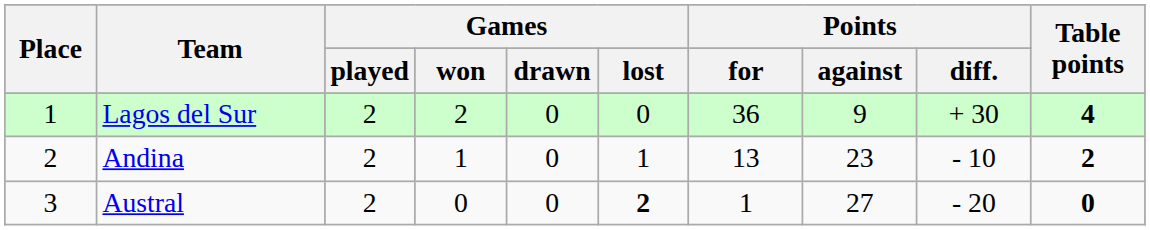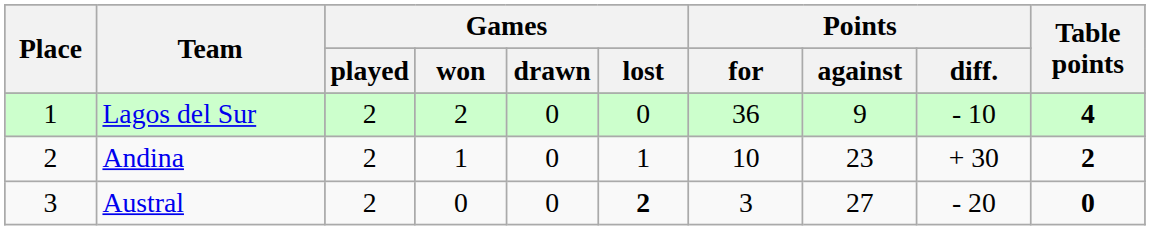(974, 114) + 30 -> (974, 114) - 10
(746, 158) 13 -> (746, 158) 10
(974, 158) - 10 -> (974, 158) + 30
(746, 202) 1 -> (746, 202) 3
